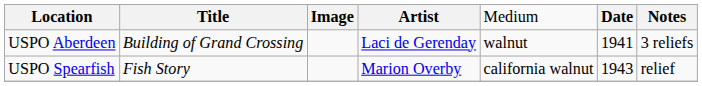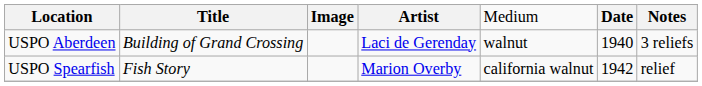(617, 42) 1941 -> (617, 42) 1940
(617, 68) 1943 -> (617, 68) 1942
